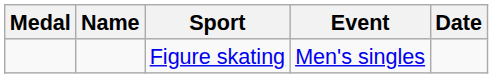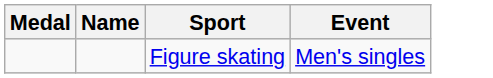- column: (459, 22)
